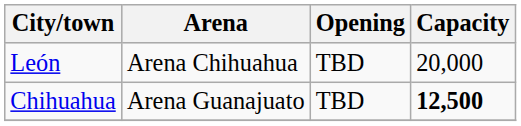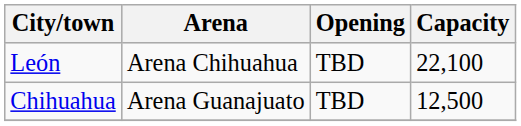(450, 62) 20,000 -> (450, 62) 22,100
(450, 100) bold -> (450, 100) normal
